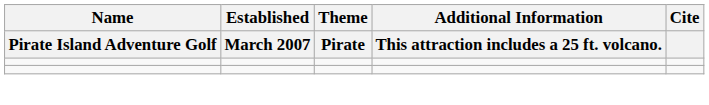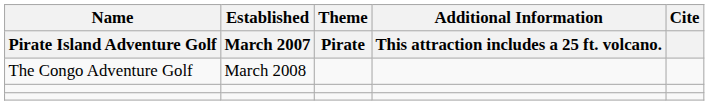+ row: (101, 71)
